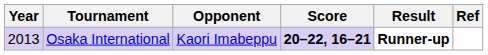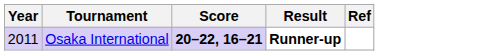- column: (227, 16)
(24, 39) 2013 -> (23, 39) 2011
